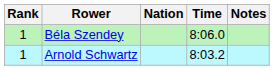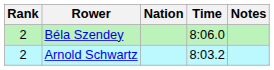(23, 34) 1 -> (23, 34) 2
(23, 55) 1 -> (23, 55) 2
